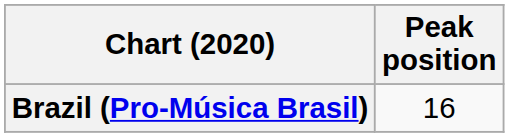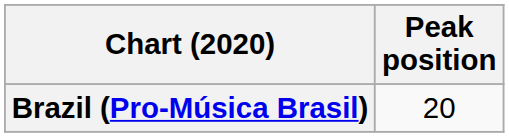(439, 107) 16 -> (439, 107) 20
